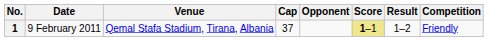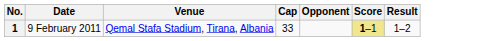- column: (452, 12)
(288, 28) 37 -> (288, 28) 33
